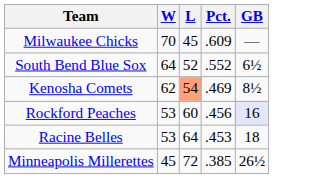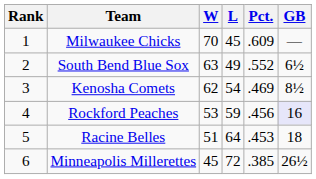+ column: (26, 16)
(168, 64) 64 -> (211, 64) 63
(190, 64) 52 -> (233, 64) 49
(190, 88) lightsalmon background -> (233, 88) no background
(190, 112) 60 -> (233, 112) 59
(168, 137) 53 -> (211, 137) 51
